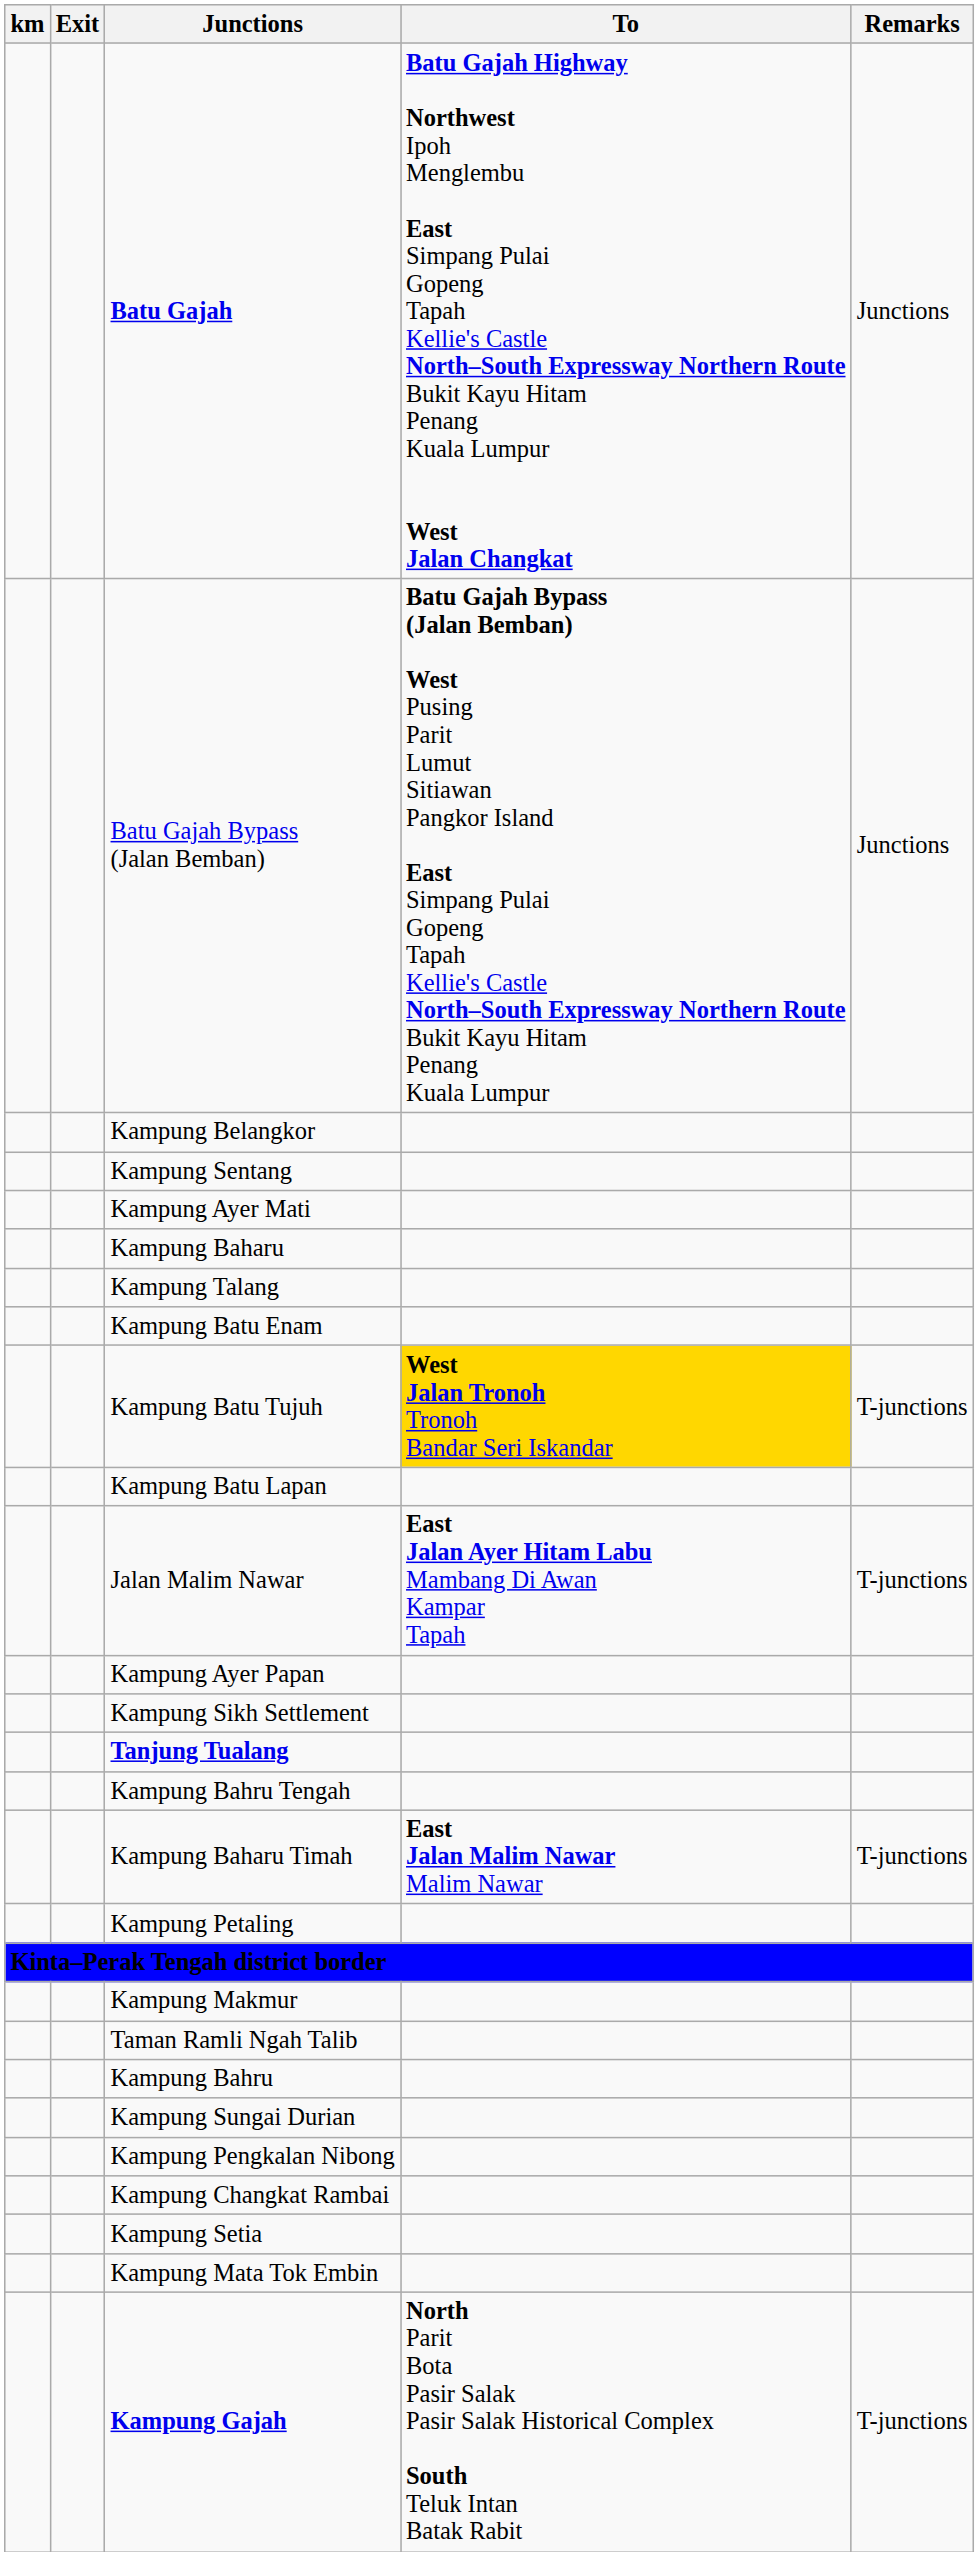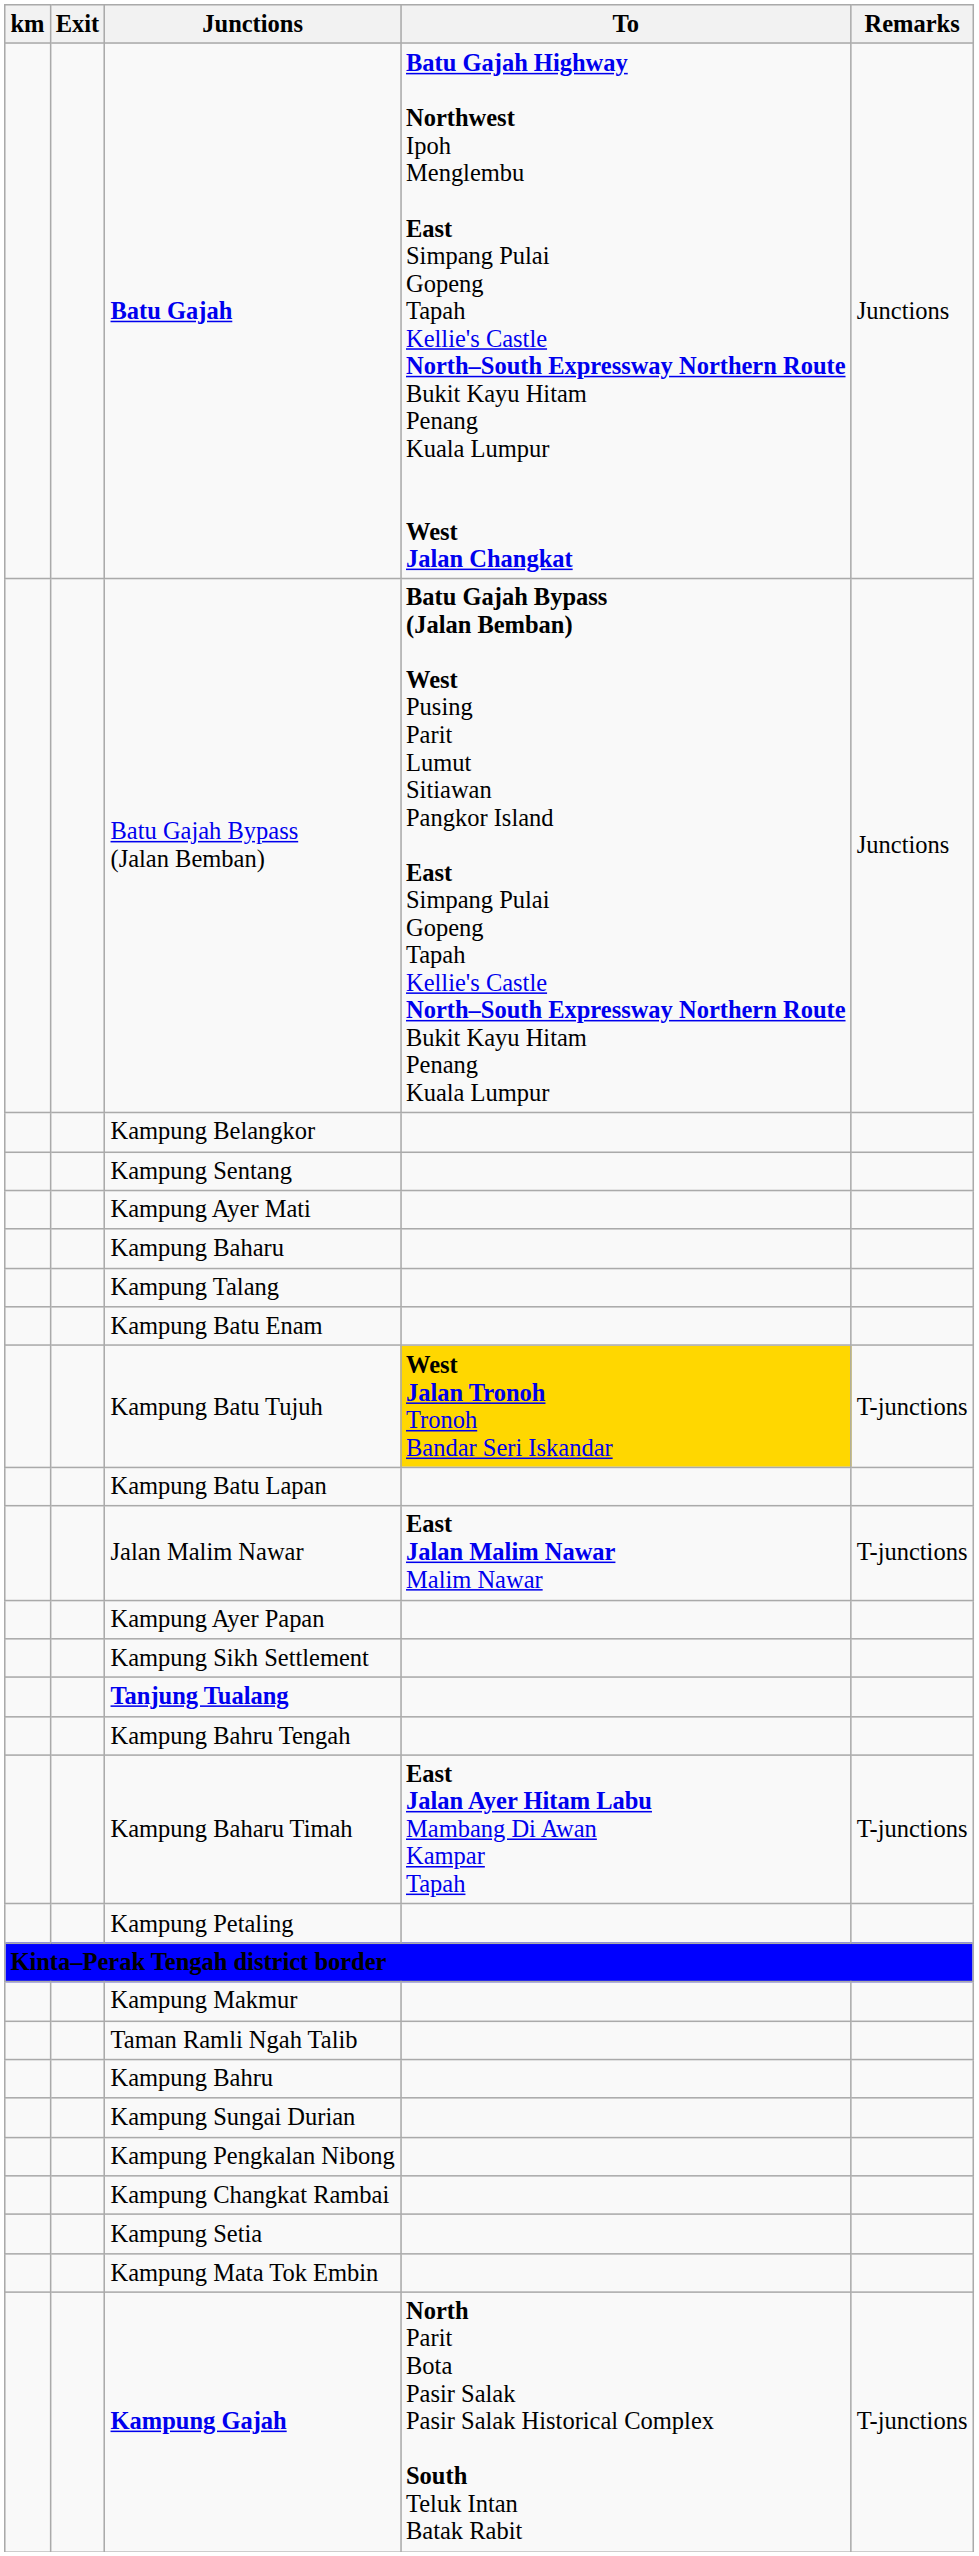(529, 1580) East Jalan Ayer Hitam Labu Mambang Di Awan Kampar Tapah -> (511, 1552) East Jalan Malim Nawar Malim Nawar
(511, 1856) East Jalan Malim Nawar Malim Nawar -> (529, 1829) East Jalan Ayer Hitam Labu Mambang Di Awan Kampar Tapah
